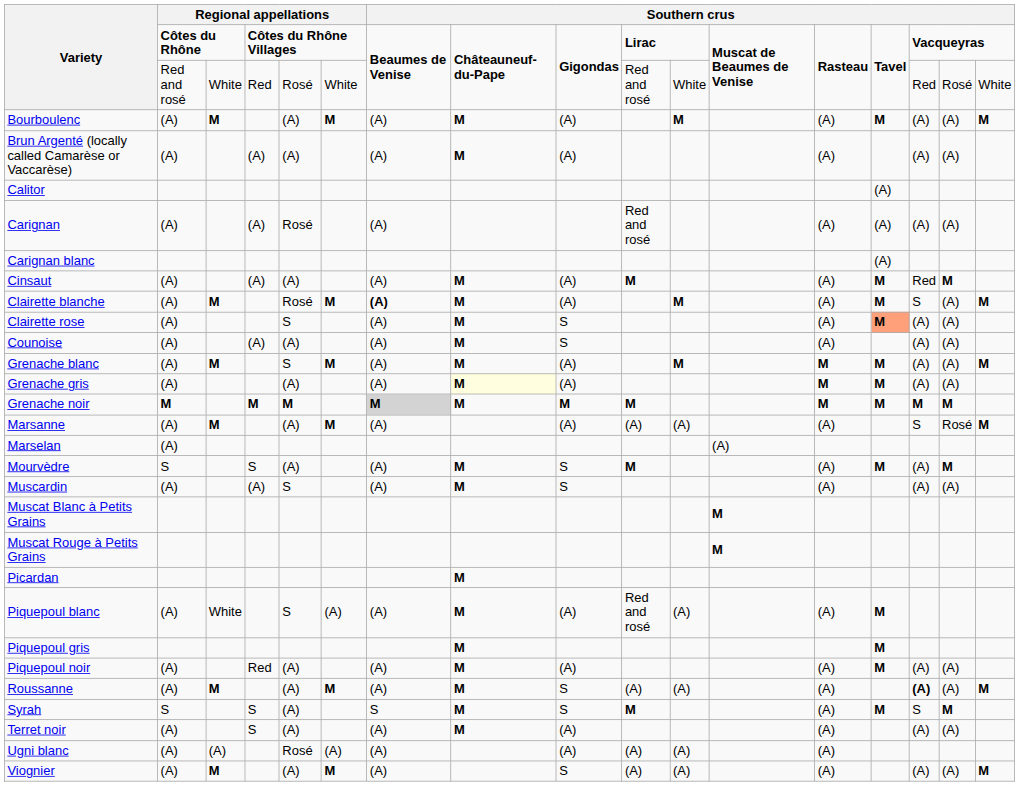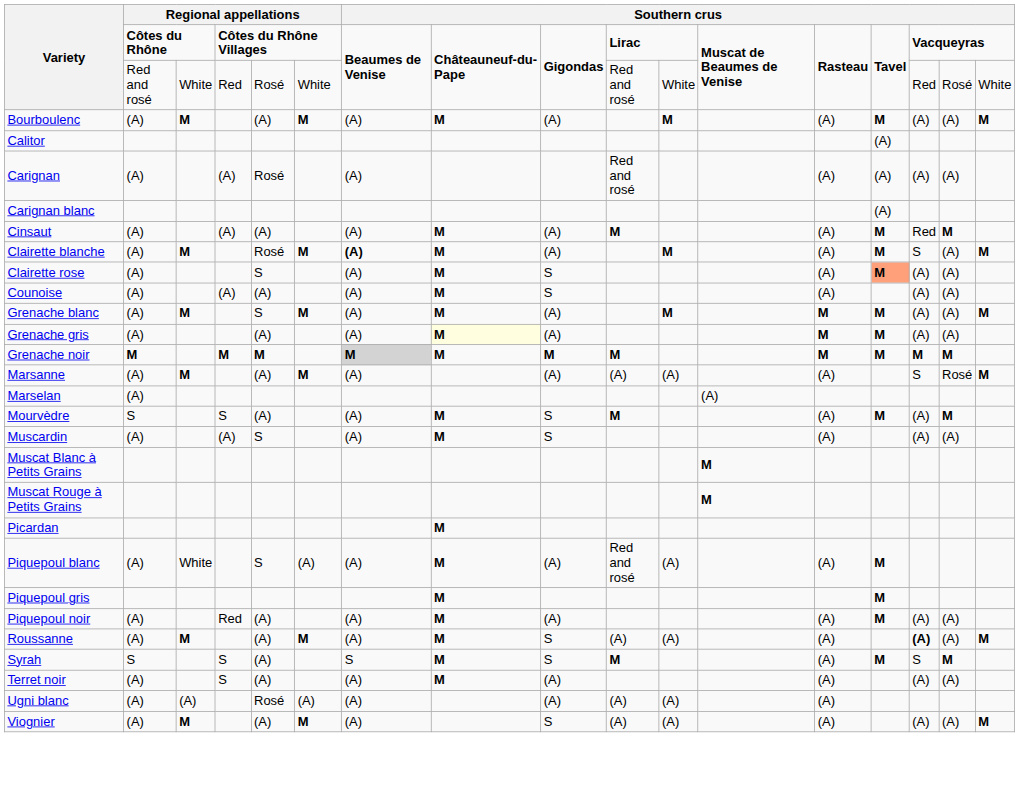- row: (67, 155)
